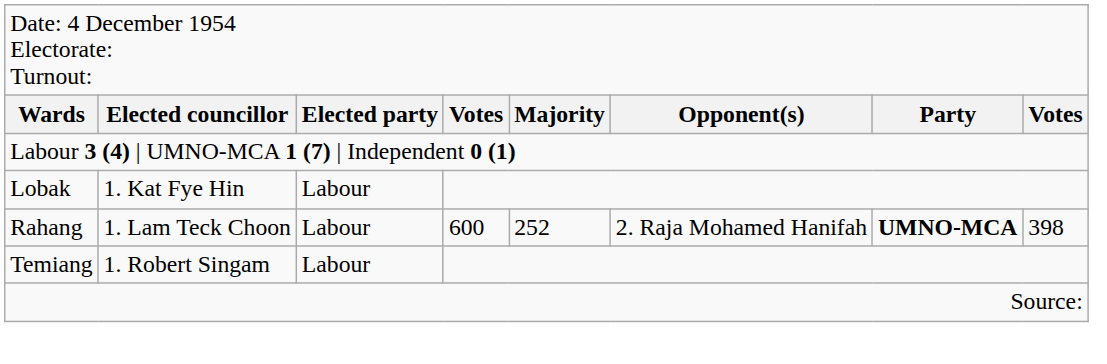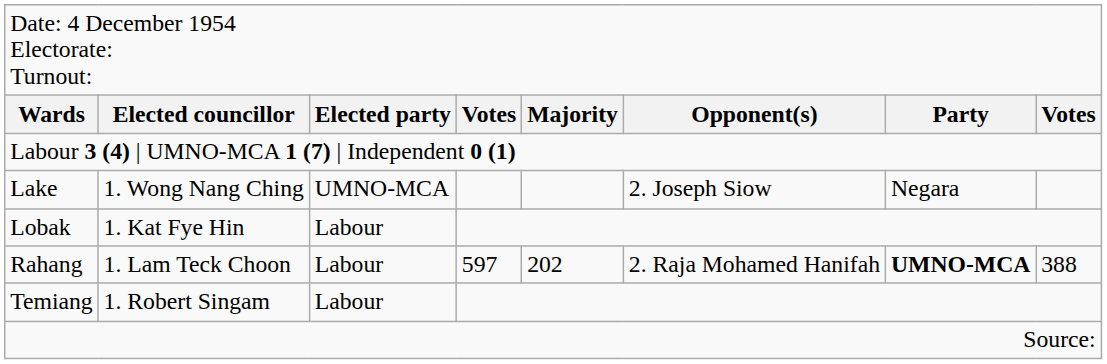+ row: (34, 189)
(467, 226) 600 -> (480, 264) 597
(532, 226) 252 -> (545, 264) 202
(1046, 226) 398 -> (1059, 264) 388
